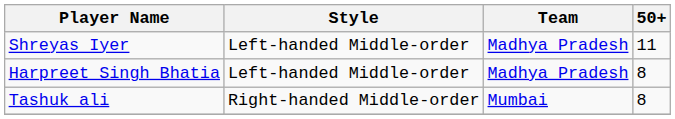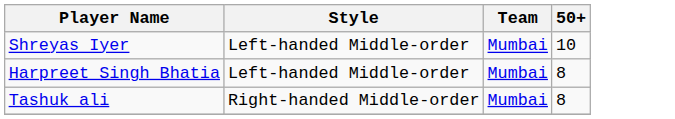(558, 46) Madhya Pradesh -> (518, 46) Mumbai
(646, 46) 11 -> (566, 46) 10
(558, 73) Madhya Pradesh -> (518, 73) Mumbai
